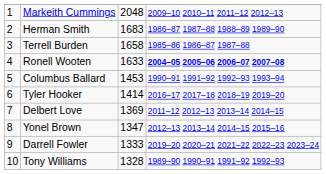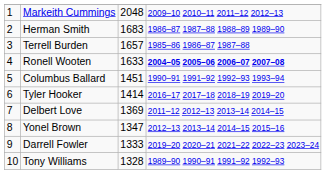(132, 45) 1658 -> (132, 45) 1657
(132, 78) 1453 -> (132, 78) 1451
